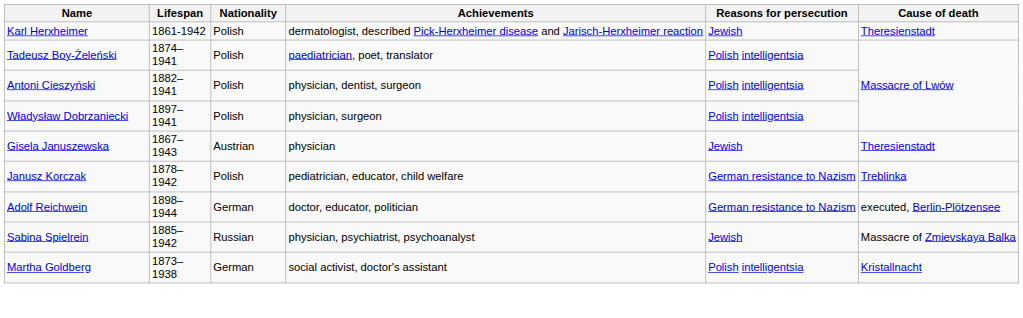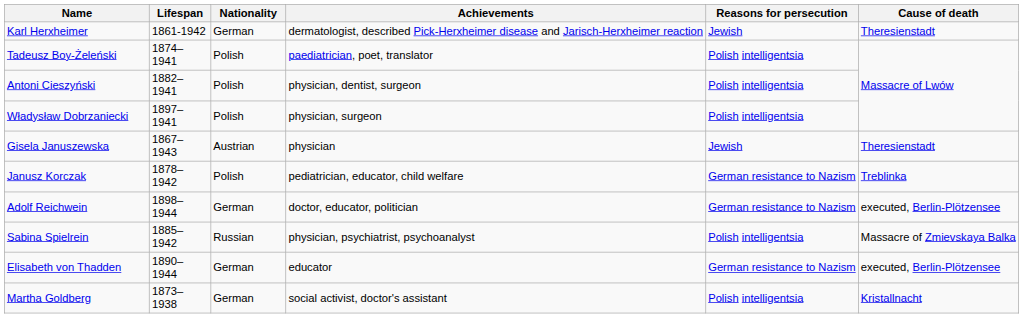(229, 31) Polish -> (233, 31) German
(725, 237) Jewish -> (756, 237) Polish intelligentsia
+ row: (64, 267)
